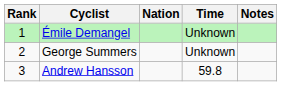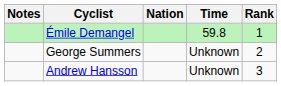columns swapped: (22, 14) <-> (257, 14)
(210, 33) Unknown -> (214, 33) 59.8
(210, 71) 59.8 -> (214, 71) Unknown
